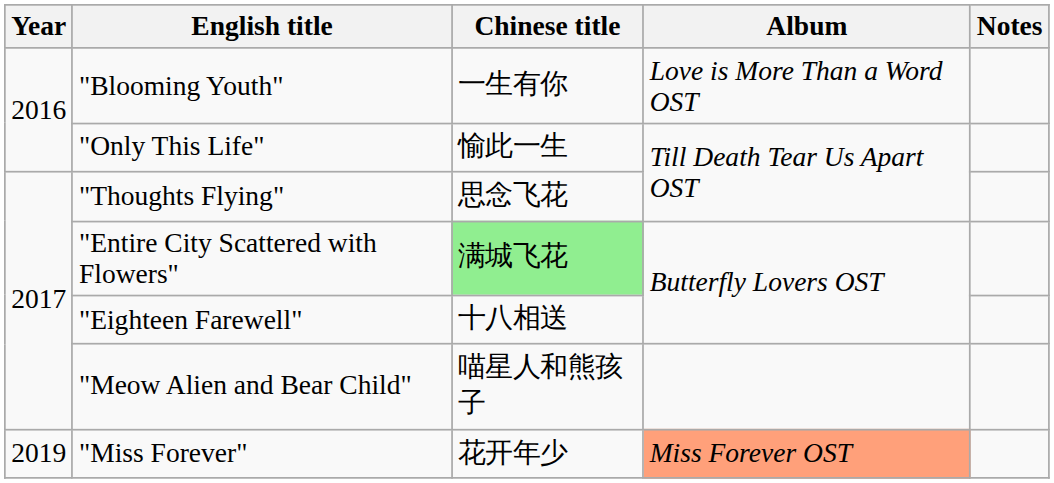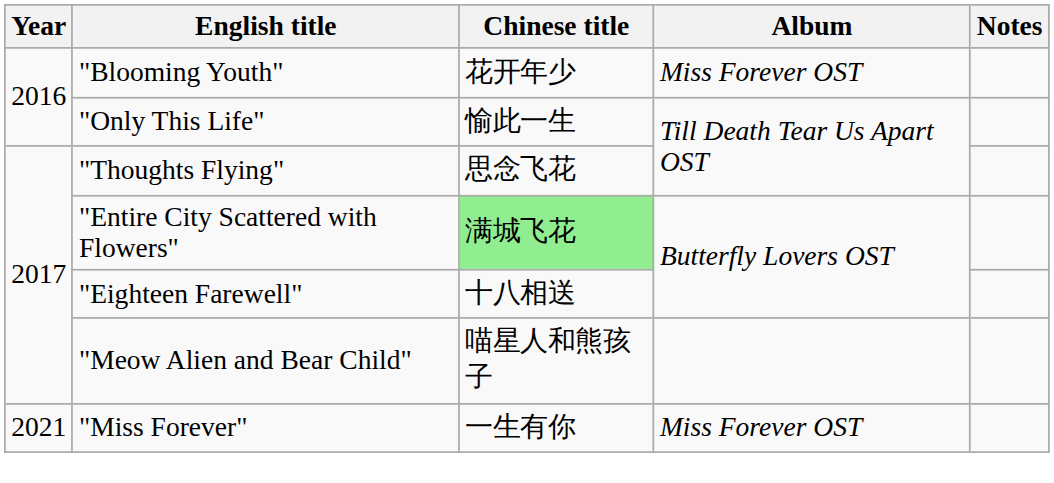(513, 84) 一生有你 -> (520, 71) 花开年少
(796, 85) Love is More Than a Word OST -> (761, 72) Miss Forever OST
(39, 453) 2019 -> (39, 427) 2021
(513, 452) 花开年少 -> (520, 426) 一生有你
(751, 453) lightsalmon background -> (761, 427) no background
